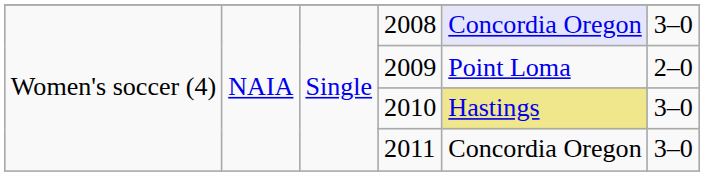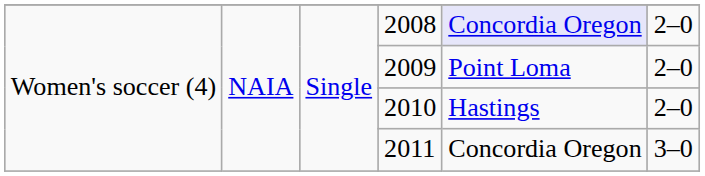(673, 25) 3–0 -> (673, 25) 2–0
(494, 107) khaki background -> (494, 107) no background
(673, 107) 3–0 -> (673, 107) 2–0
